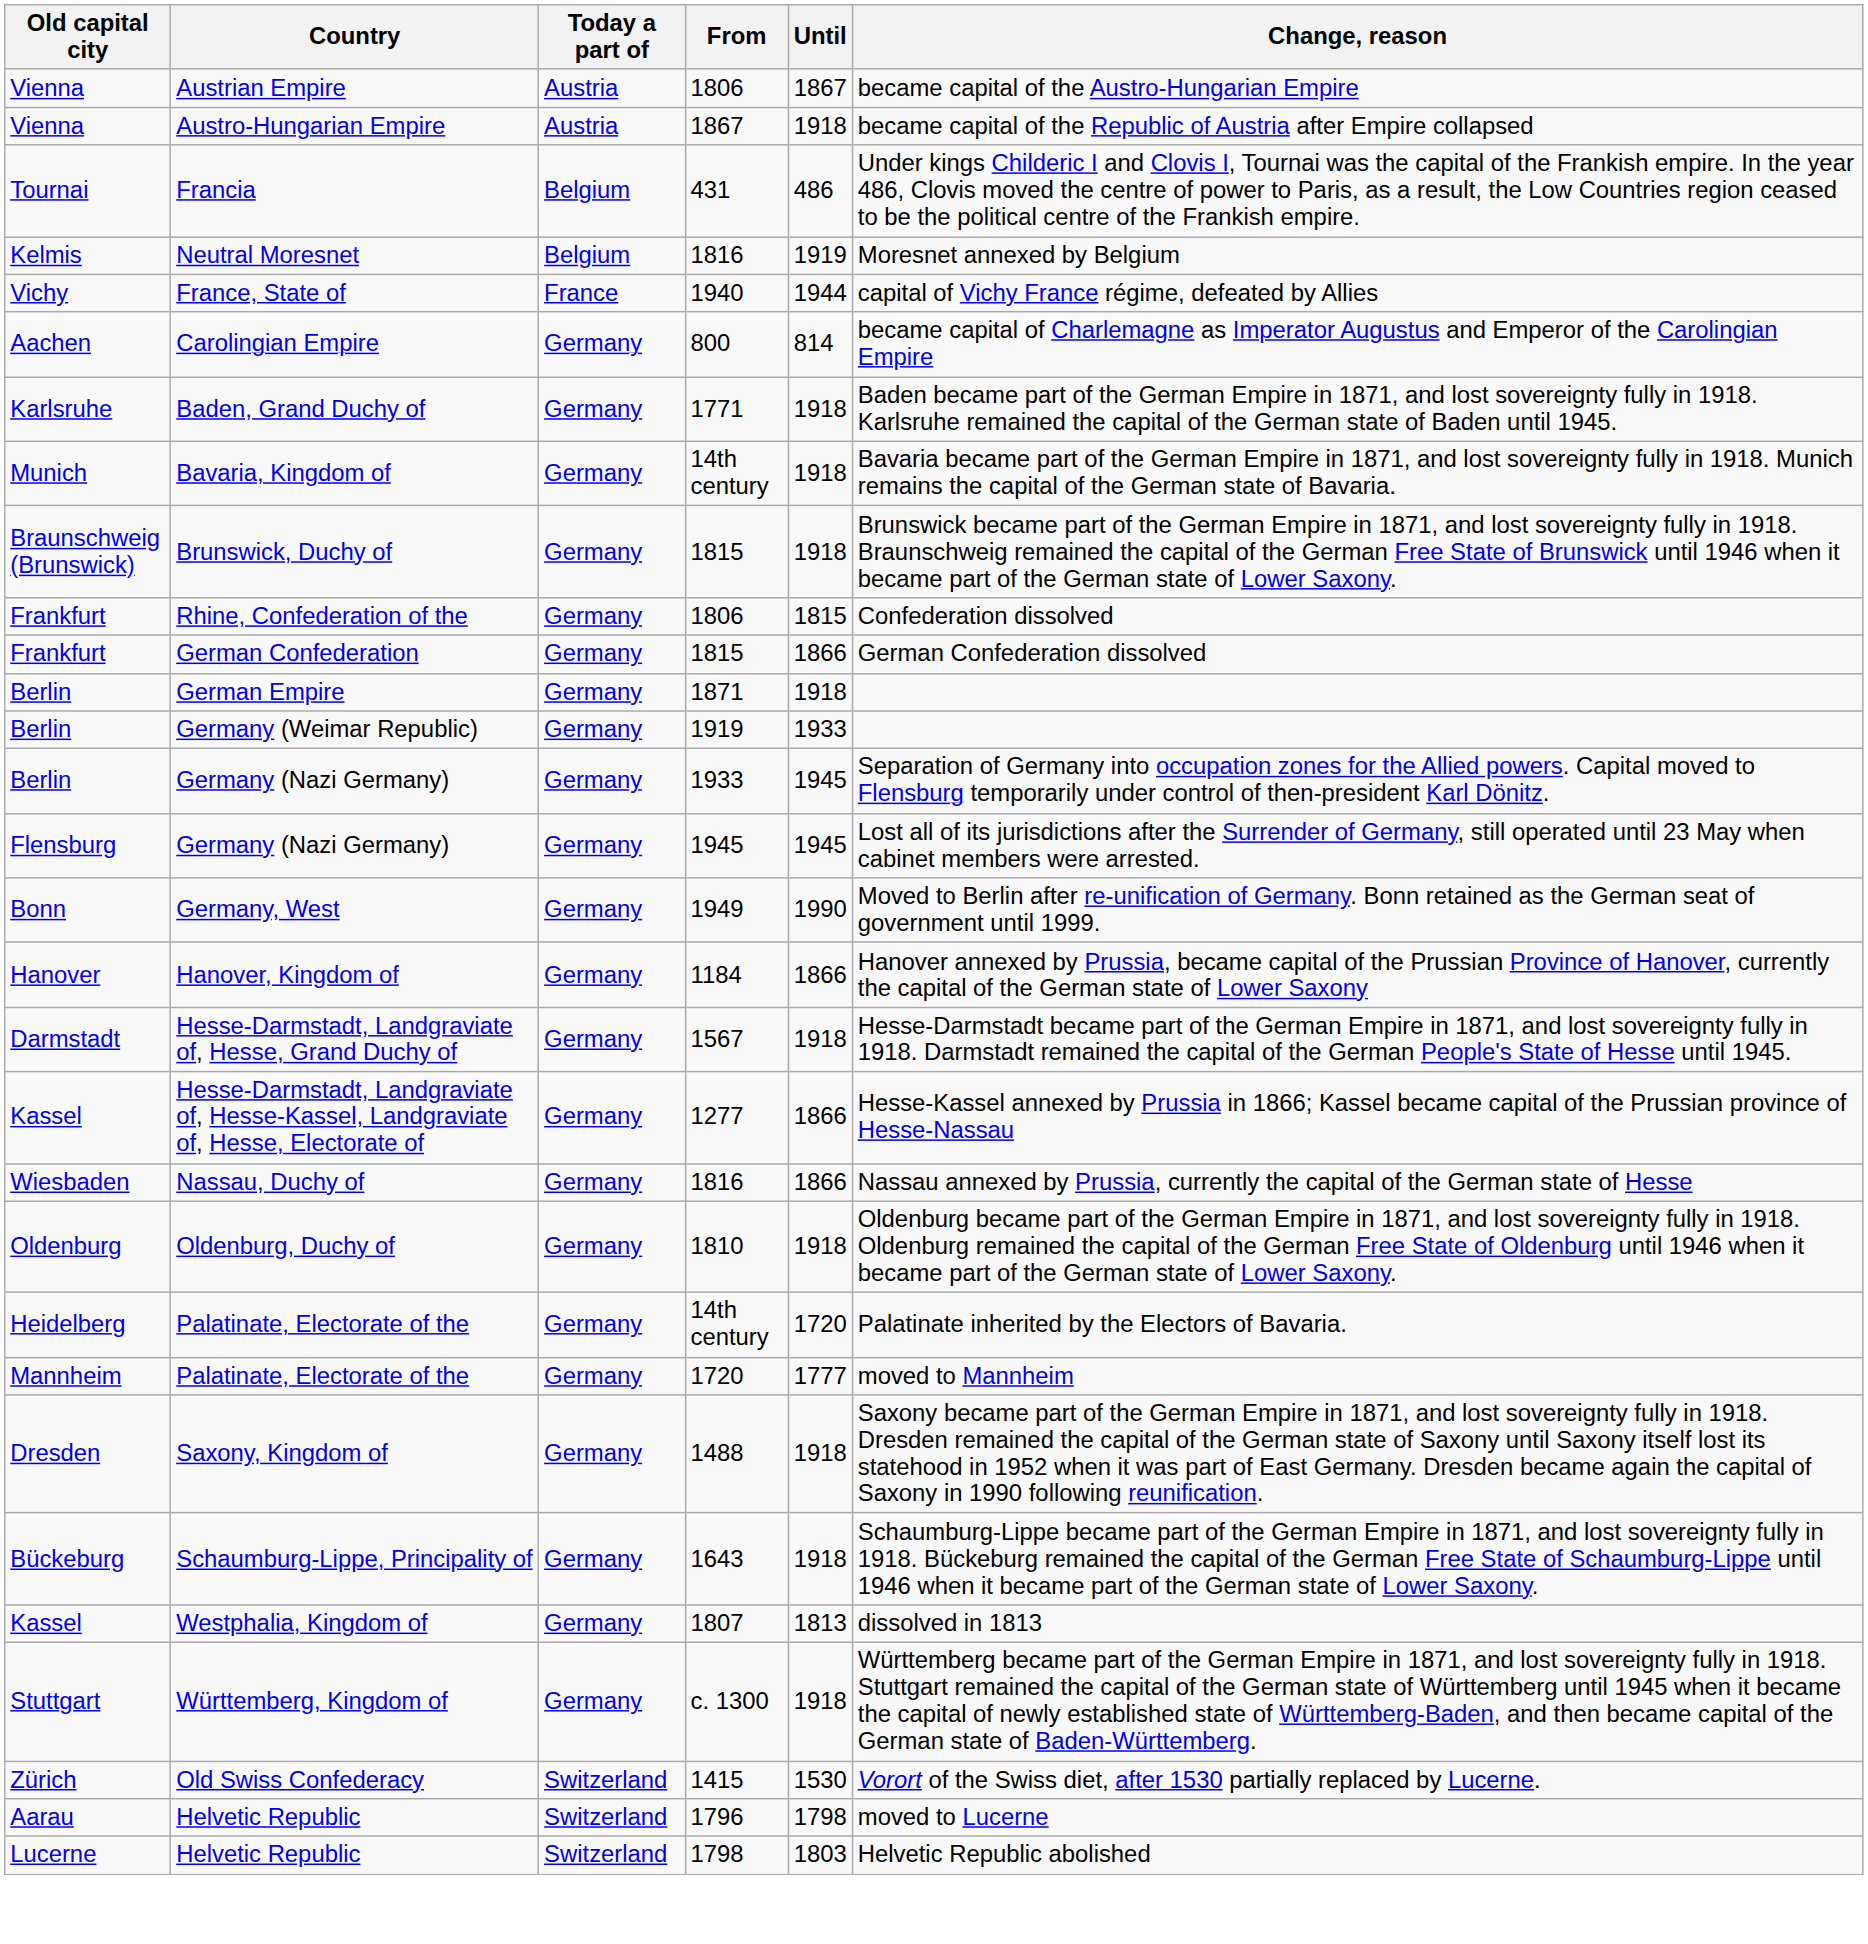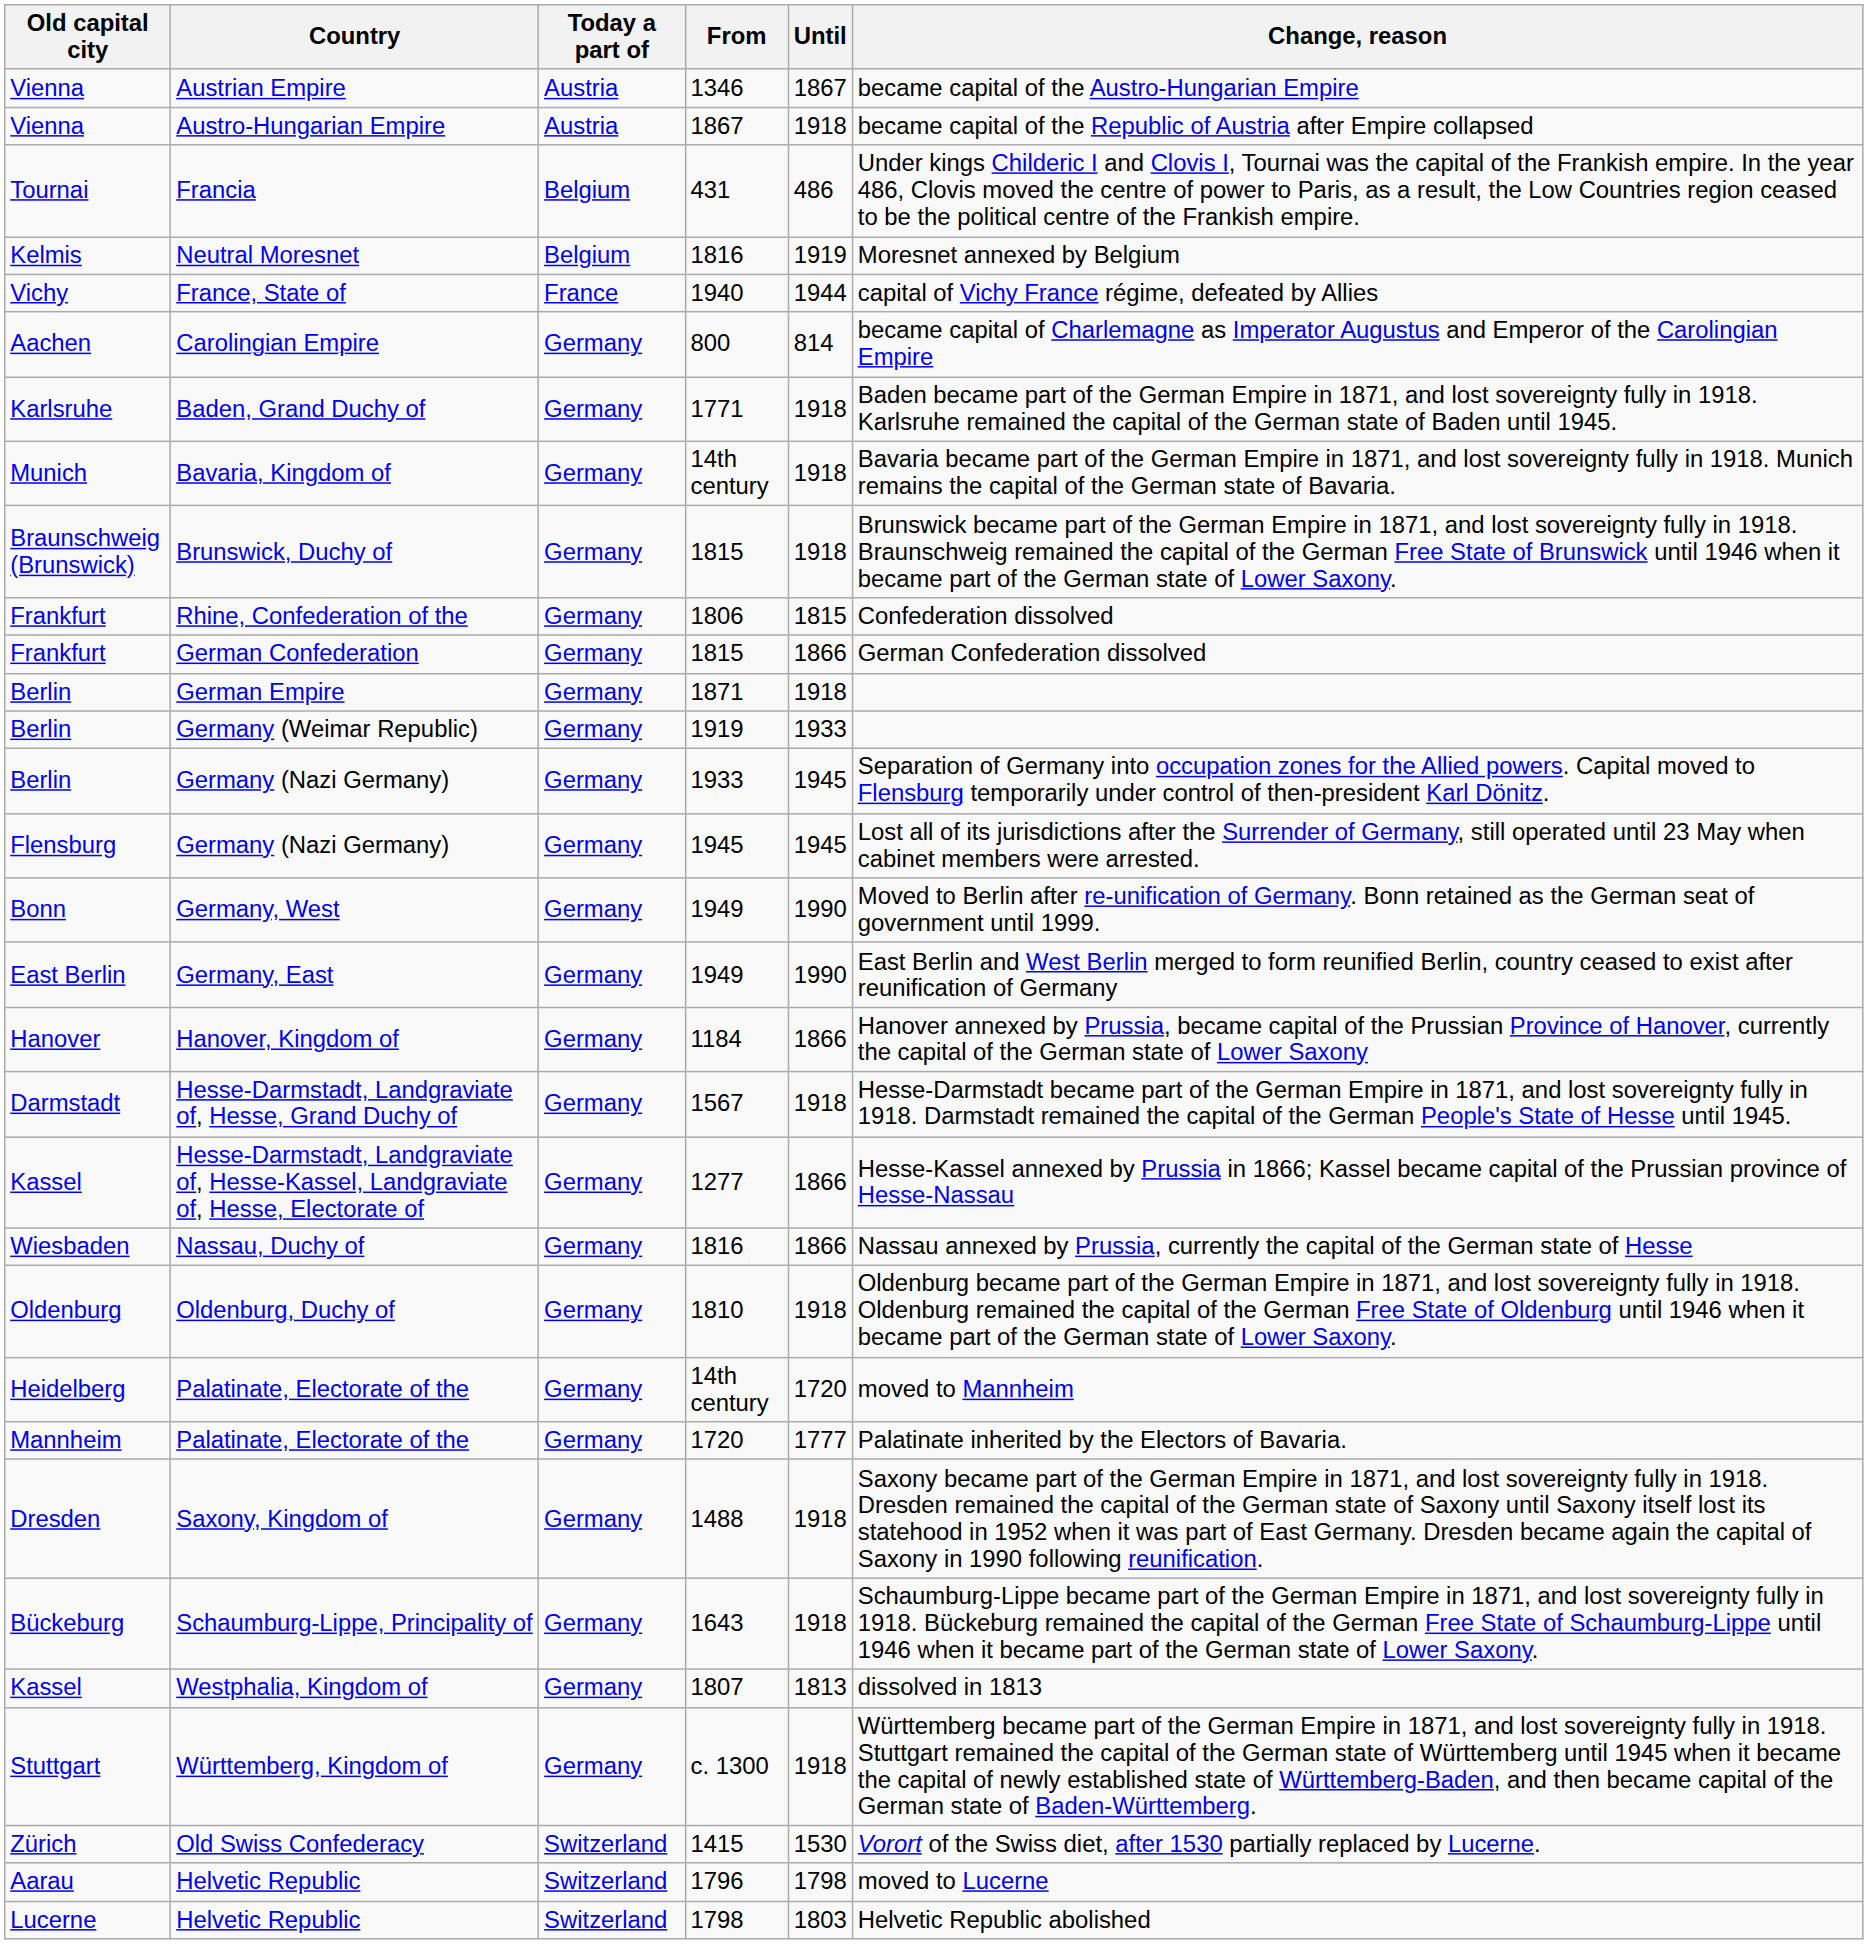(717, 88) 1806 -> (717, 88) 1346
+ row: (68, 974)
(1102, 1324) Palatinate inherited by the Electors of Bavaria. -> (966, 1389) moved to Mannheim
(966, 1375) moved to Mannheim -> (1102, 1440) Palatinate inherited by the Electors of Bavaria.
